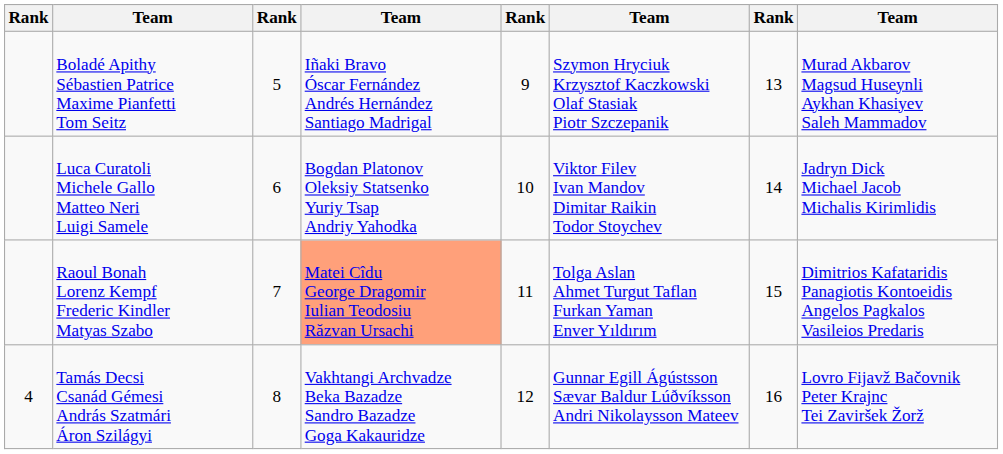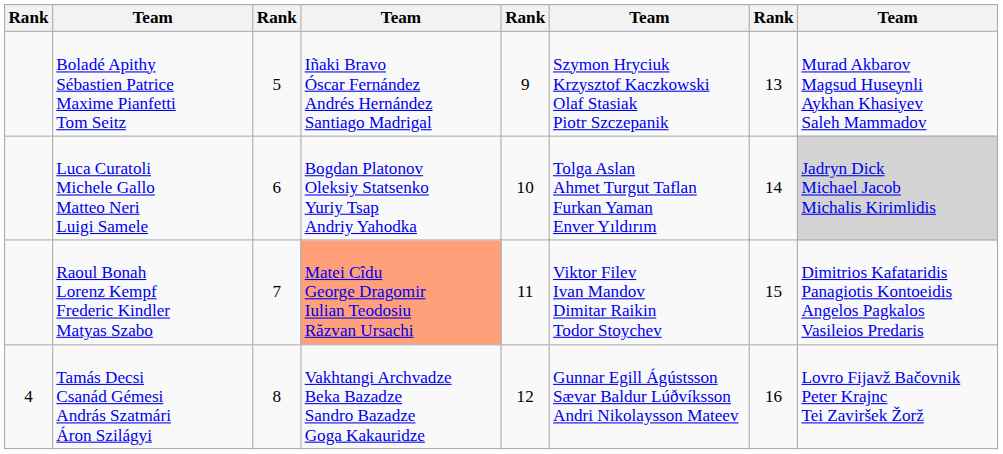(607, 197) Viktor Filev Ivan Mandov Dimitar Raikin Todor Stoychev -> (625, 197) Tolga Aslan Ahmet Turgut Taflan Furkan Yaman Enver Yıldırım
(869, 187) no background -> (869, 187) lightgrey background
(625, 301) Tolga Aslan Ahmet Turgut Taflan Furkan Yaman Enver Yıldırım -> (607, 301) Viktor Filev Ivan Mandov Dimitar Raikin Todor Stoychev
